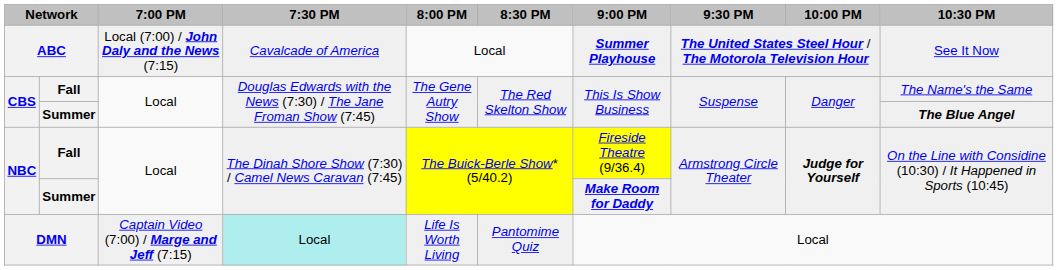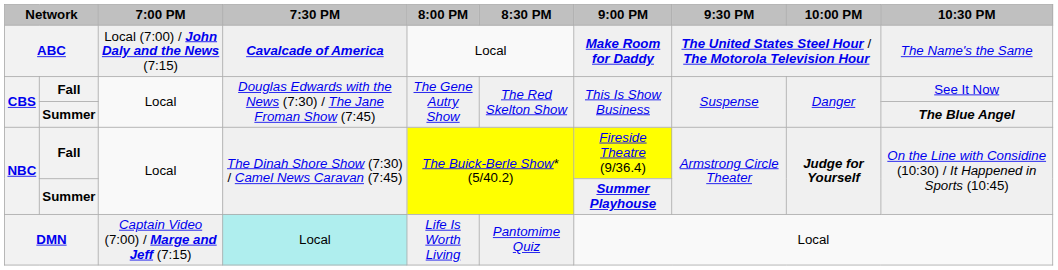(314, 51) normal -> (315, 51) bold
(622, 51) Summer Playhouse -> (623, 51) Make Room for Daddy
(966, 51) See It Now -> (967, 51) The Name's the Same
(966, 89) The Name's the Same -> (967, 89) See It Now
(622, 196) Make Room for Daddy -> (623, 196) Summer Playhouse
